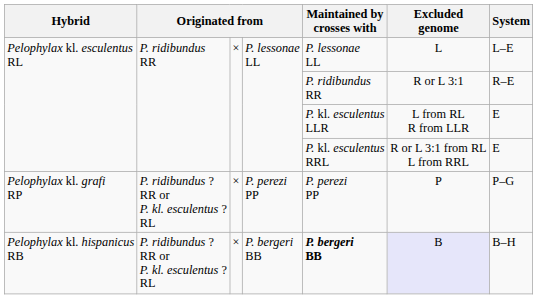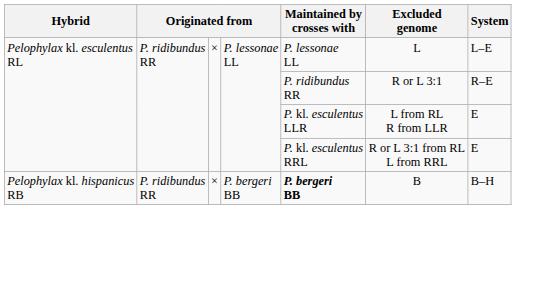- row: (56, 188)
(183, 263) P. ridibundus ? RR or P. kl. esculentus ? RL -> (173, 188) P. ridibundus RR
(438, 242) lavender background -> (417, 181) no background
